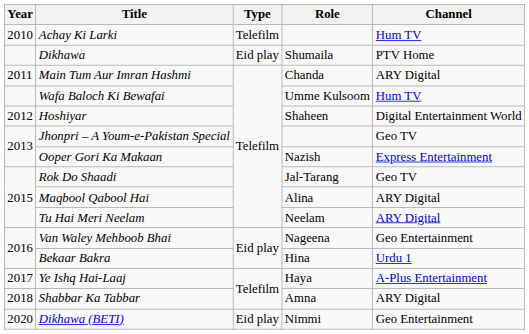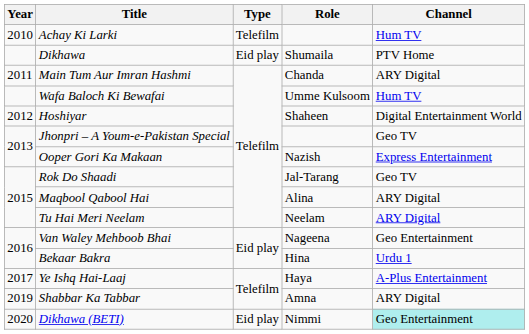(20, 298) 2018 -> (20, 298) 2019
(424, 319) no background -> (424, 319) paleturquoise background
